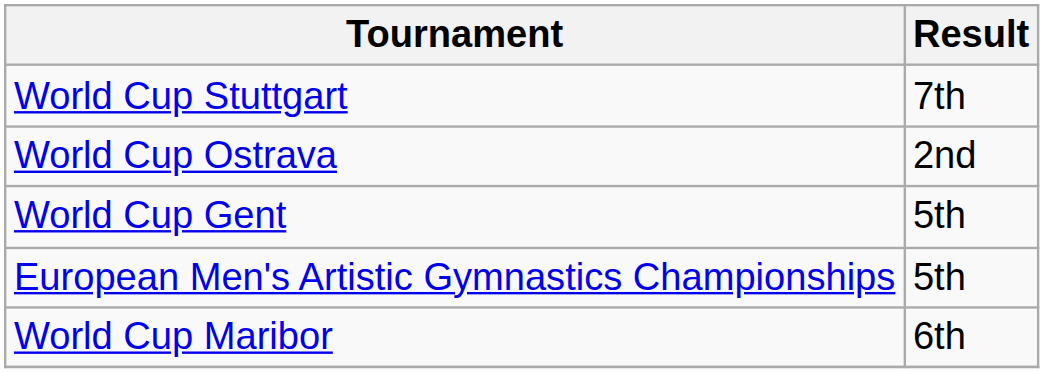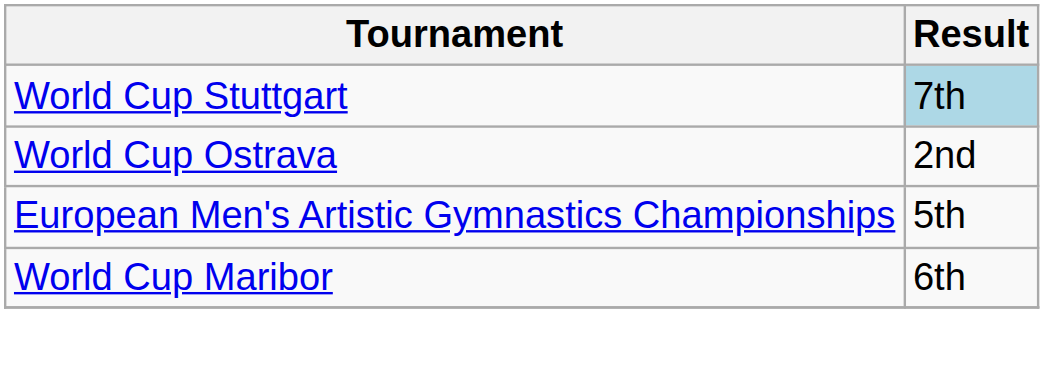(939, 95) no background -> (939, 95) lightblue background
- row: (150, 215)
